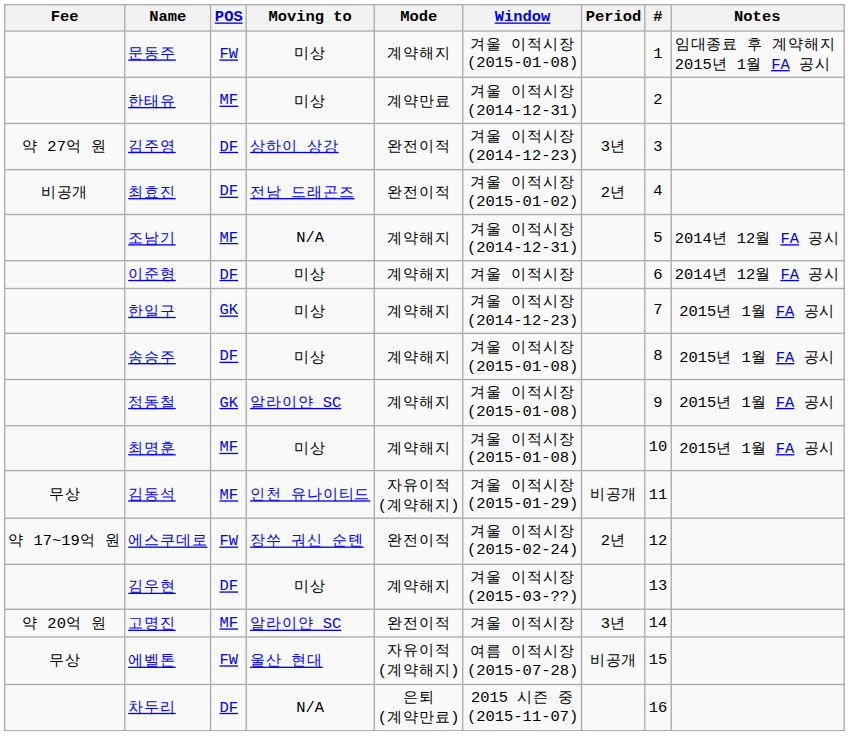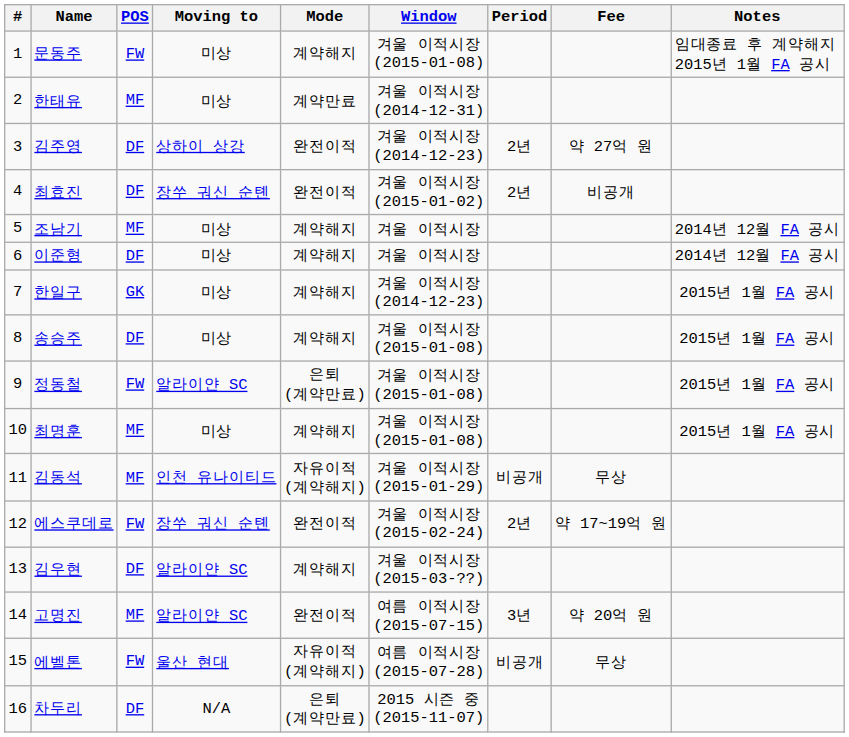columns swapped: (658, 17) <-> (65, 17)
(613, 147) 3년 -> (520, 147) 2년
(302, 192) 전남 드래곤즈 -> (213, 192) 장쑤 궈신 순톈
(310, 237) N/A -> (216, 229) 미상
(523, 238) 겨울 이적시장 (2014-12-31) -> (429, 229) 겨울 이적시장
(229, 402) GK -> (135, 384) FW
(419, 403) 계약해지 -> (325, 385) 은퇴 (계약만료)
(310, 587) 미상 -> (202, 570) 알라이얀 SC
(523, 623) 겨울 이적시장 -> (429, 616) 여름 이적시장 (2015-07-15)
